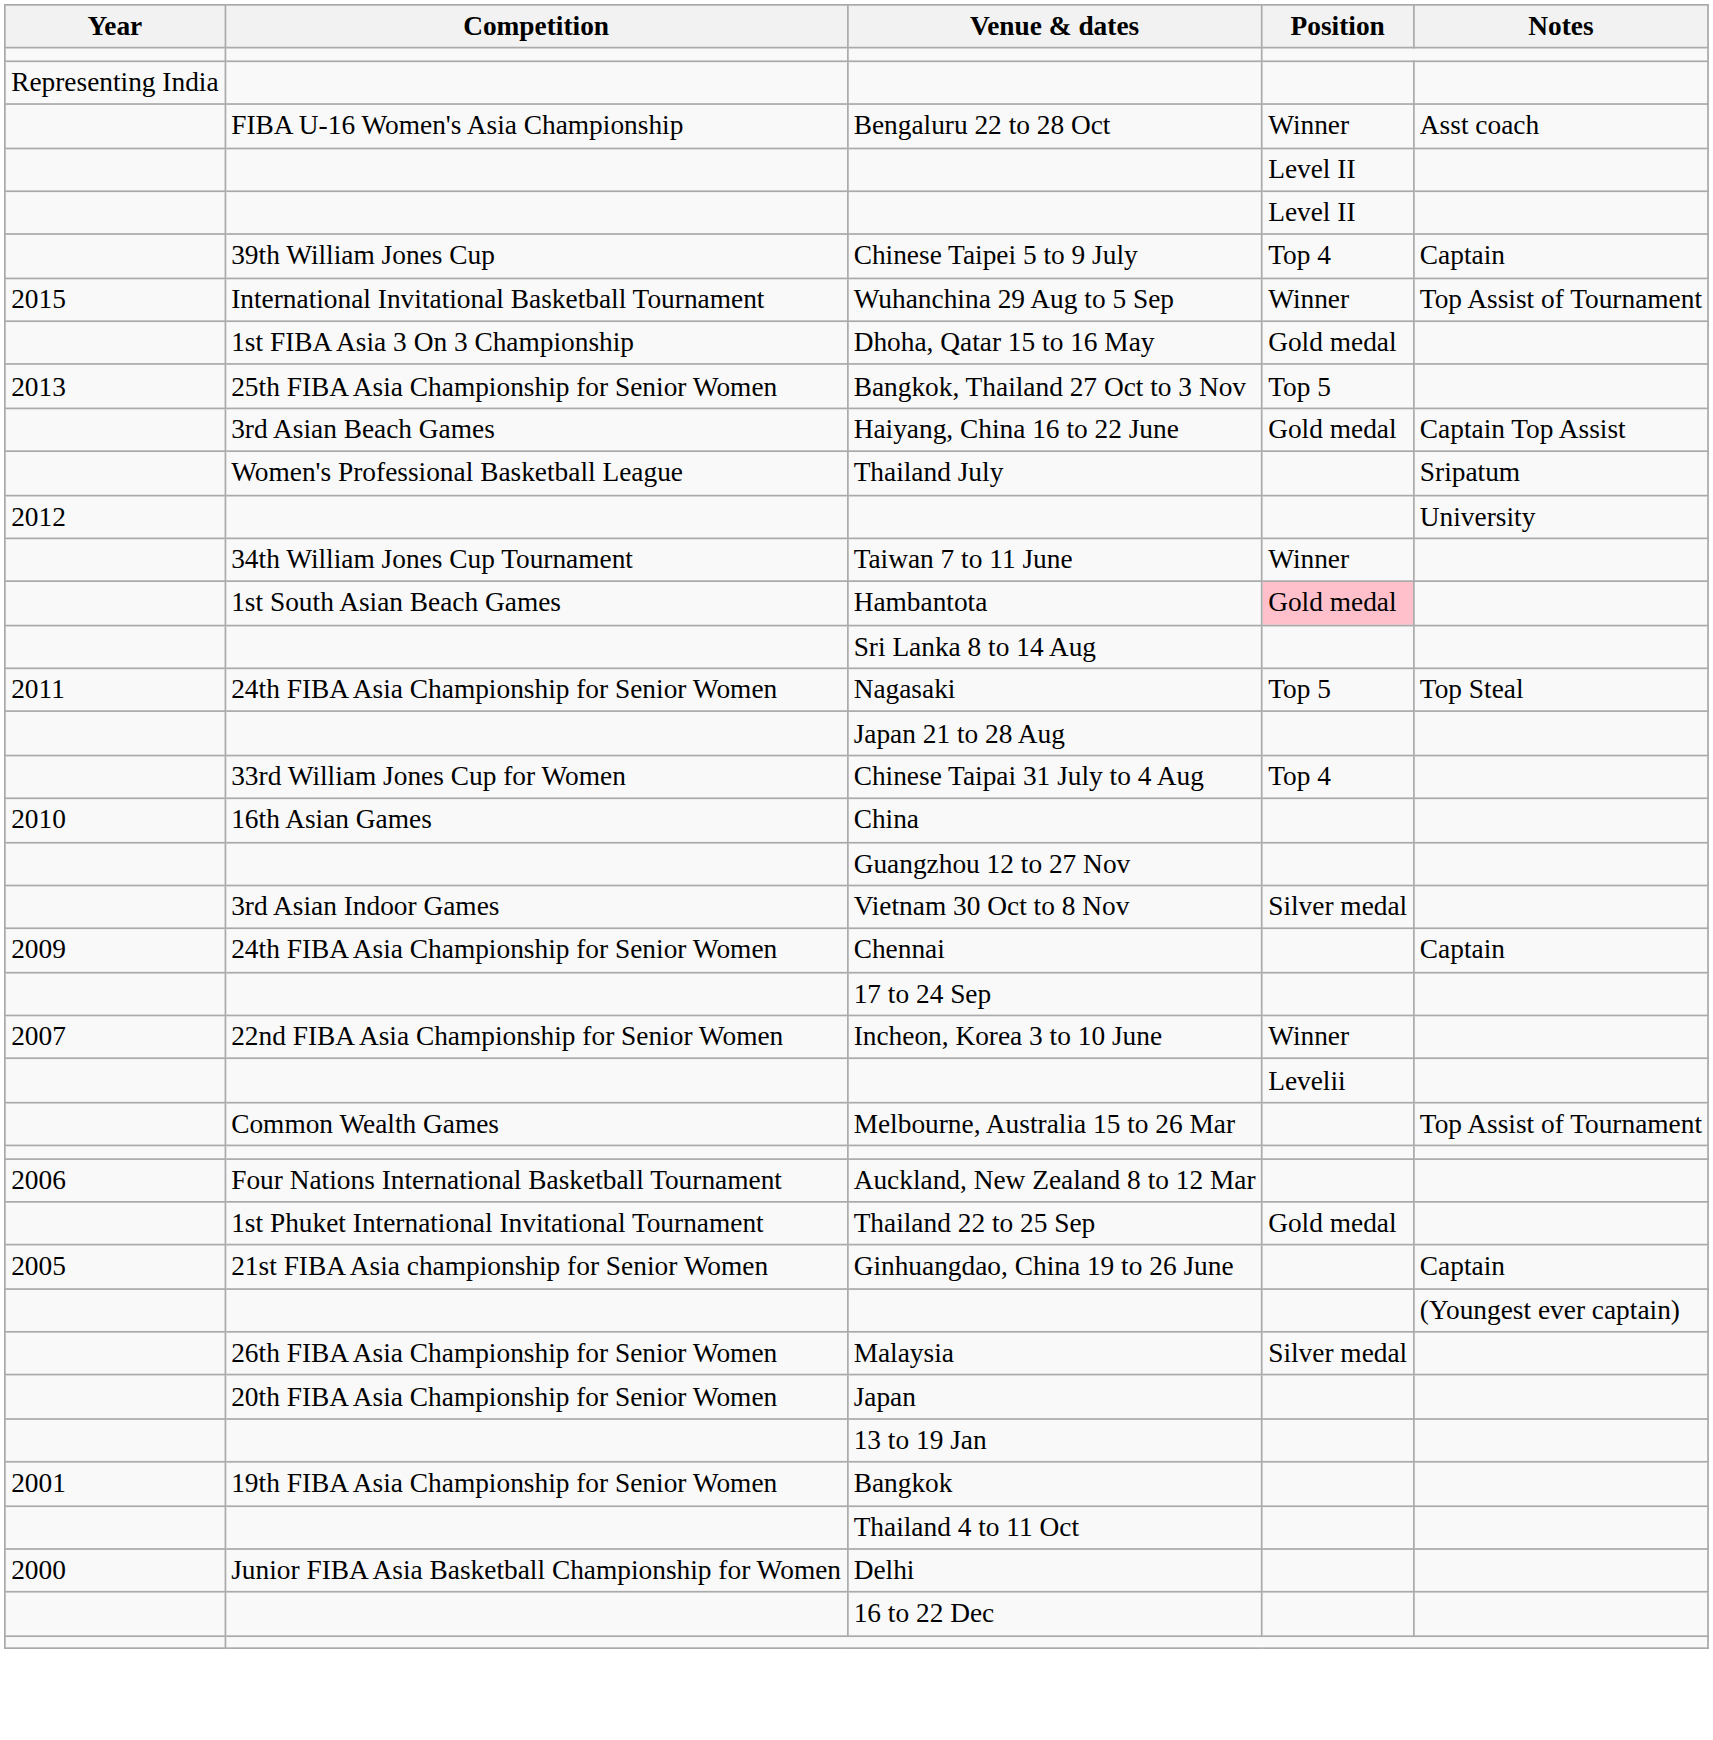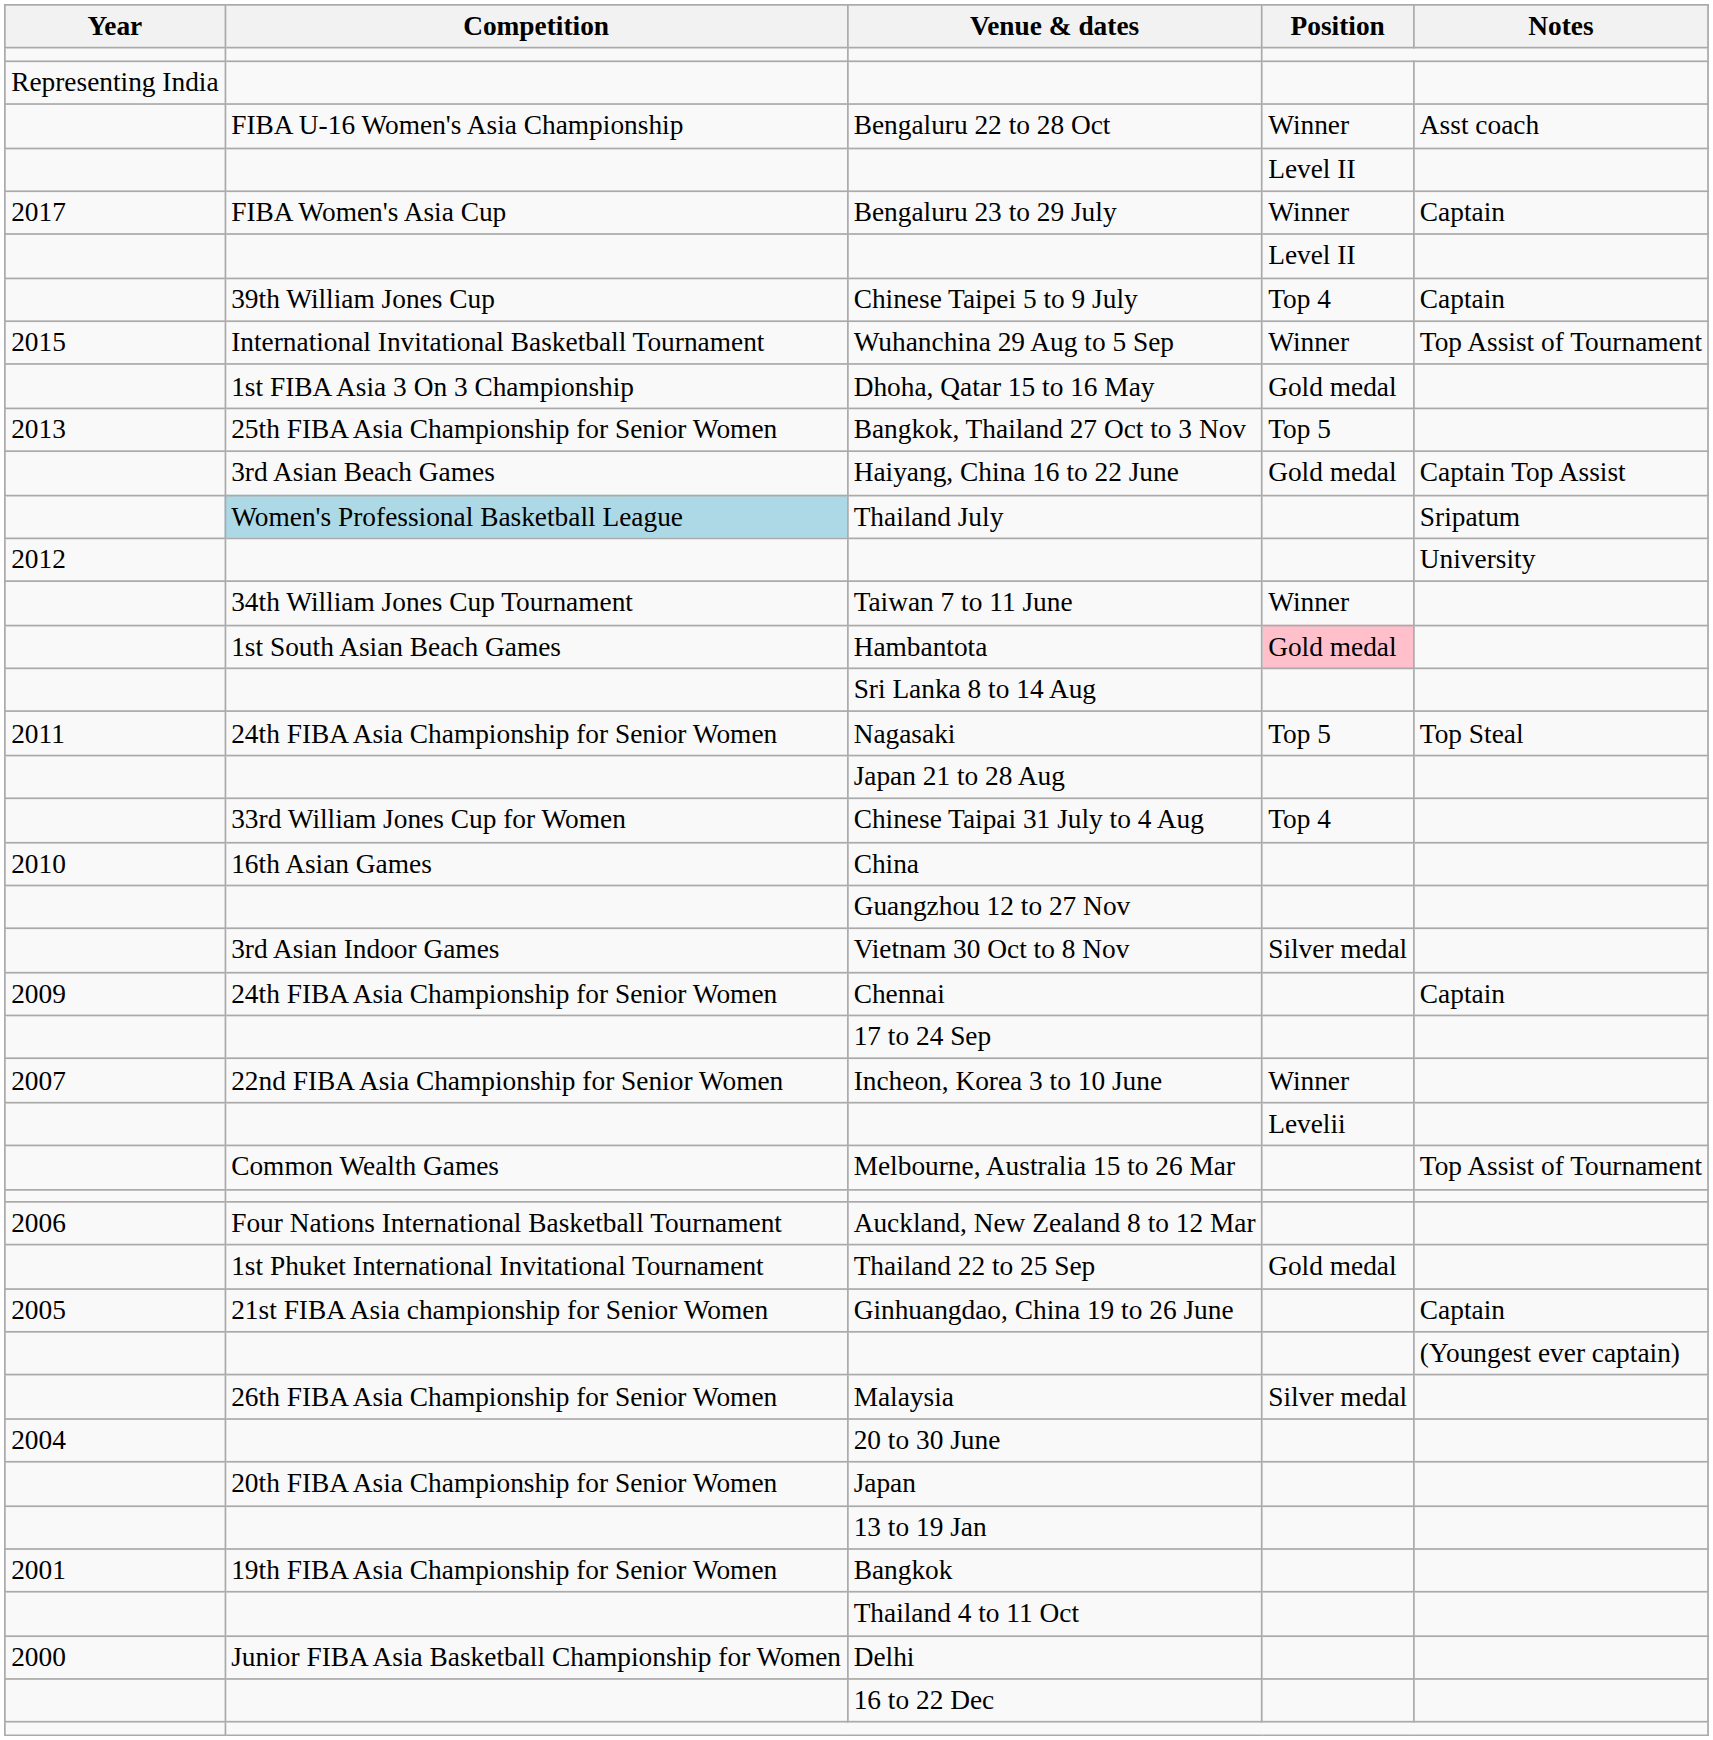+ row: (39, 212)
(457, 472) no background -> (457, 516) lightblue background
+ row: (39, 1439)
